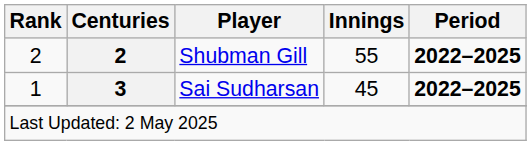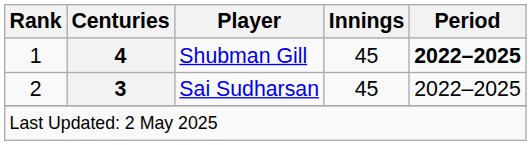(36, 55) 2 -> (36, 55) 1
(120, 55) 2 -> (120, 55) 4
(367, 55) 55 -> (367, 55) 45
(36, 88) 1 -> (36, 88) 2
(468, 88) bold -> (468, 88) normal
